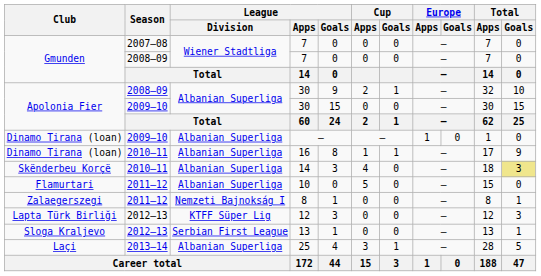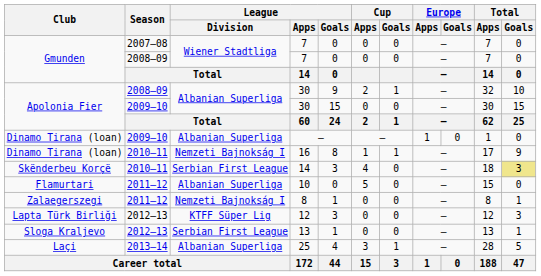(230, 153) Albanian Superliga -> (230, 153) Nemzeti Bajnokság I
(230, 169) Albanian Superliga -> (230, 169) Serbian First League
